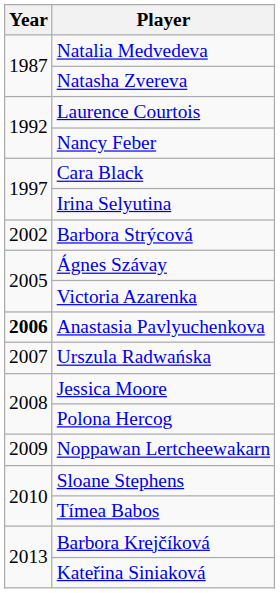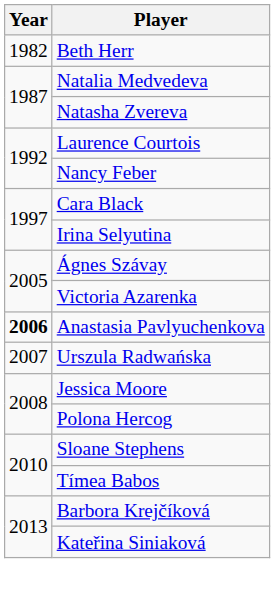+ row: (95, 50)
- row: (125, 234)
- row: (163, 449)
